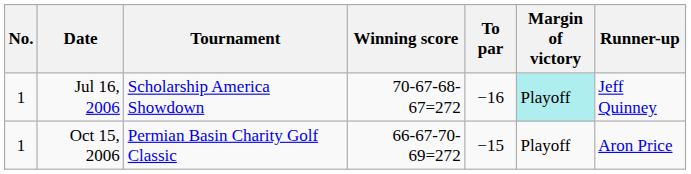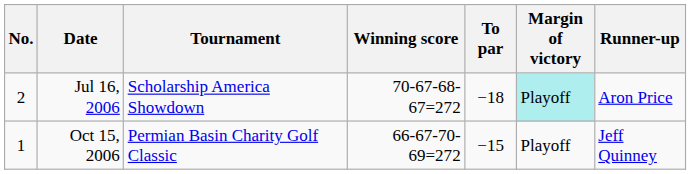(21, 97) 1 -> (21, 97) 2
(491, 97) −16 -> (491, 97) −18
(628, 97) Jeff Quinney -> (635, 97) Aron Price
(635, 145) Aron Price -> (628, 145) Jeff Quinney
